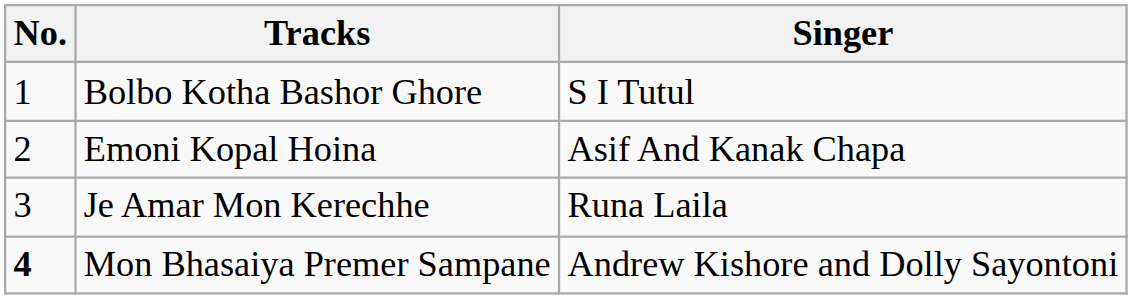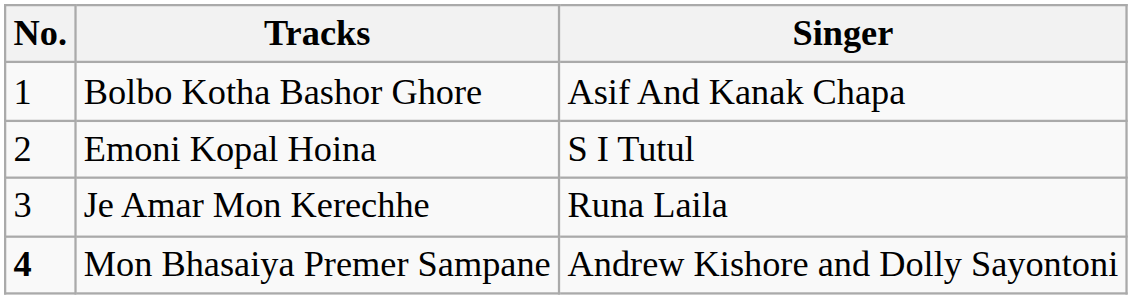(631, 90) S I Tutul -> (736, 90) Asif And Kanak Chapa
(736, 148) Asif And Kanak Chapa -> (631, 148) S I Tutul
